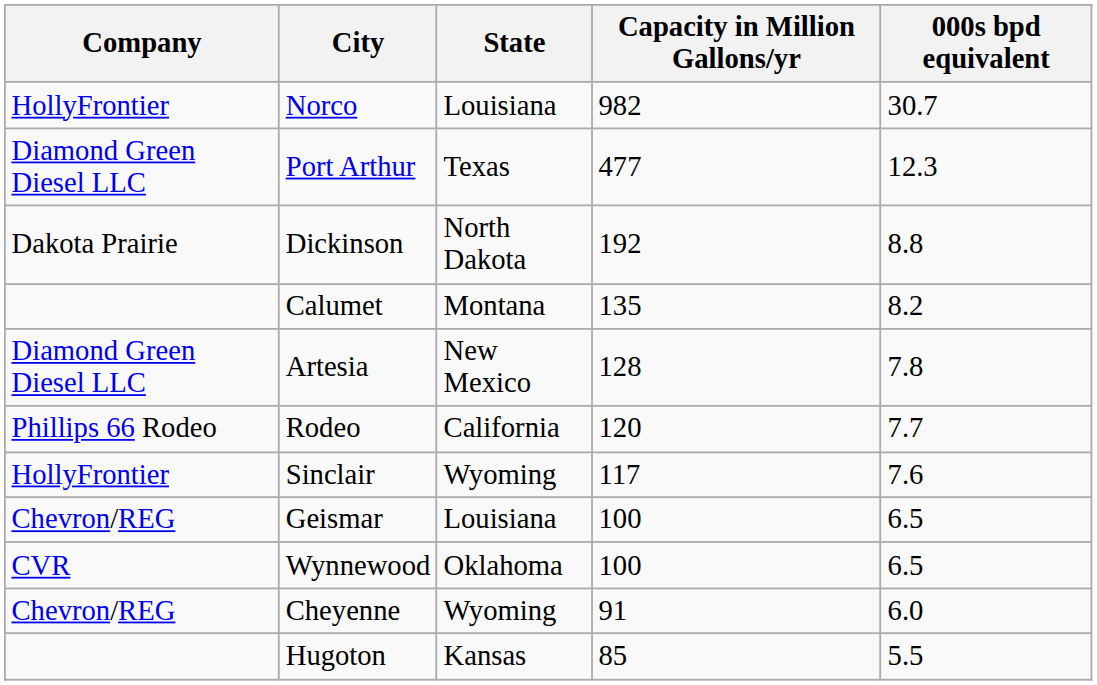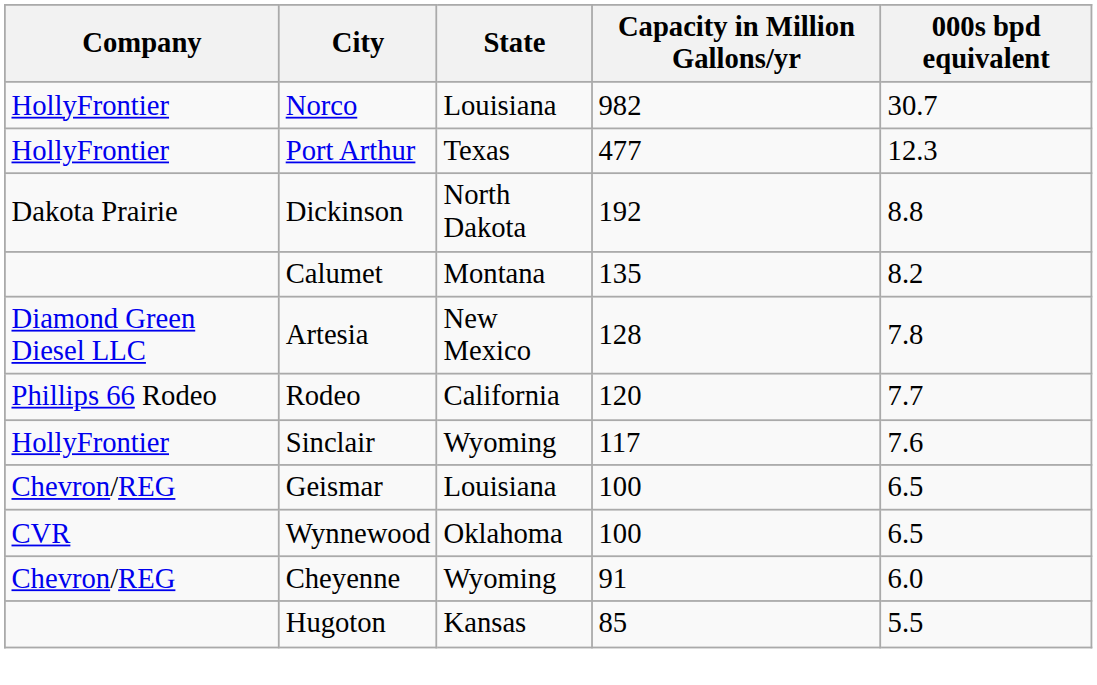(103, 166) Diamond Green Diesel LLC -> (90, 150) HollyFrontier
